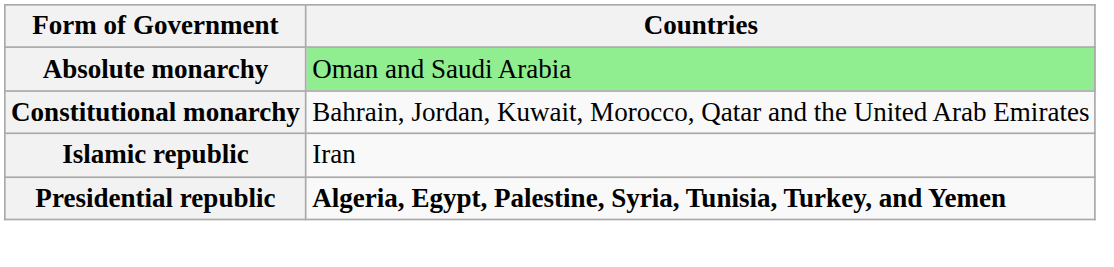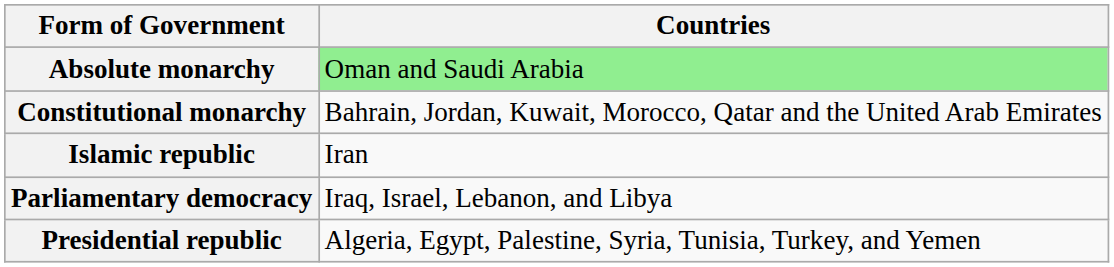+ row: (162, 197)
(659, 197) bold -> (653, 240) normal
